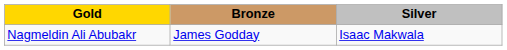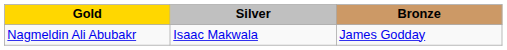columns swapped: (419, 14) <-> (253, 14)
